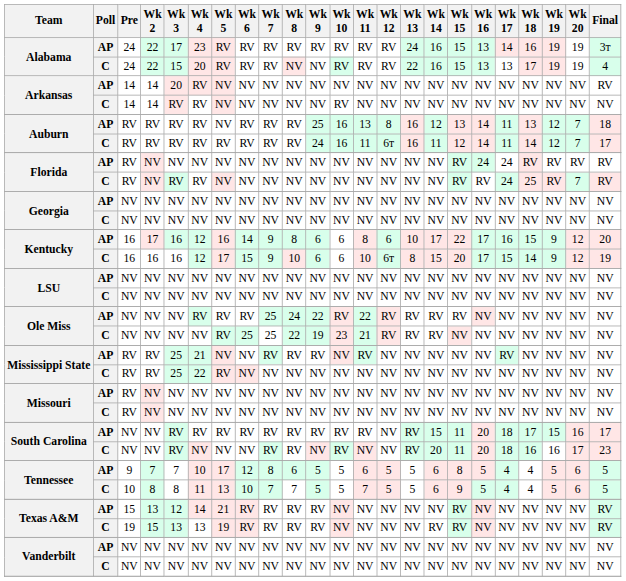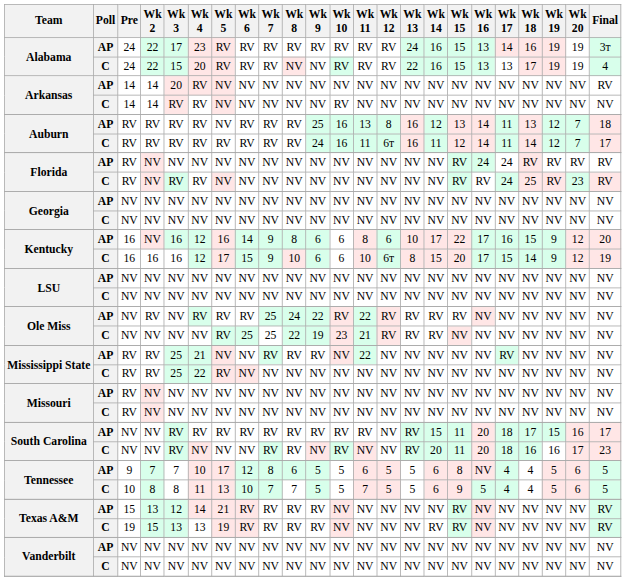(578, 182) 7 -> (578, 182) 23
(153, 239) 17 -> (153, 239) NV
(153, 316) NV -> (153, 316) RV
(365, 355) RV -> (365, 355) 22
(483, 470) 5 -> (483, 470) NV
